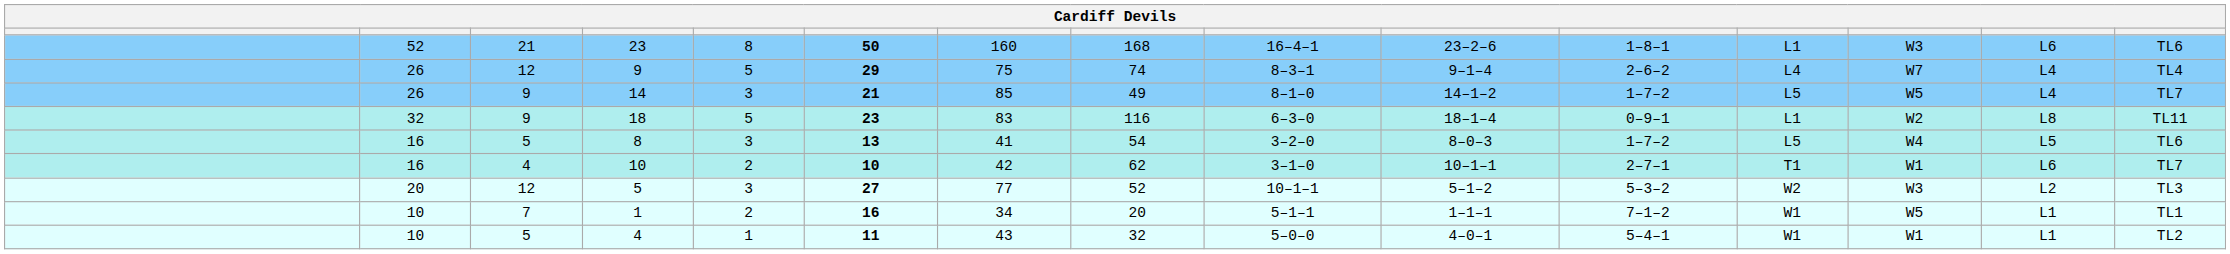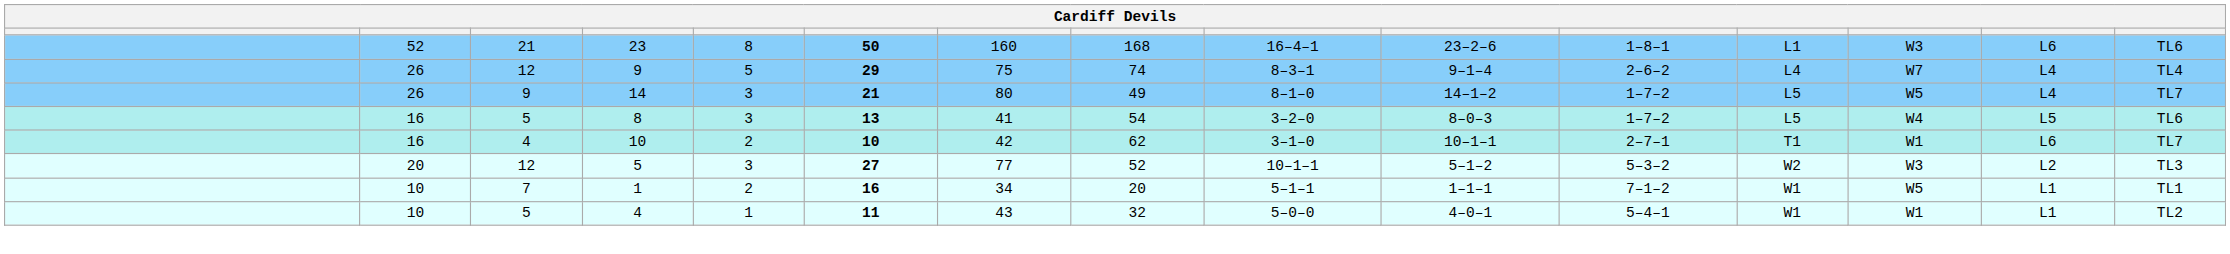(1004, 95) 85 -> (1004, 95) 80
- row: (638, 118)
